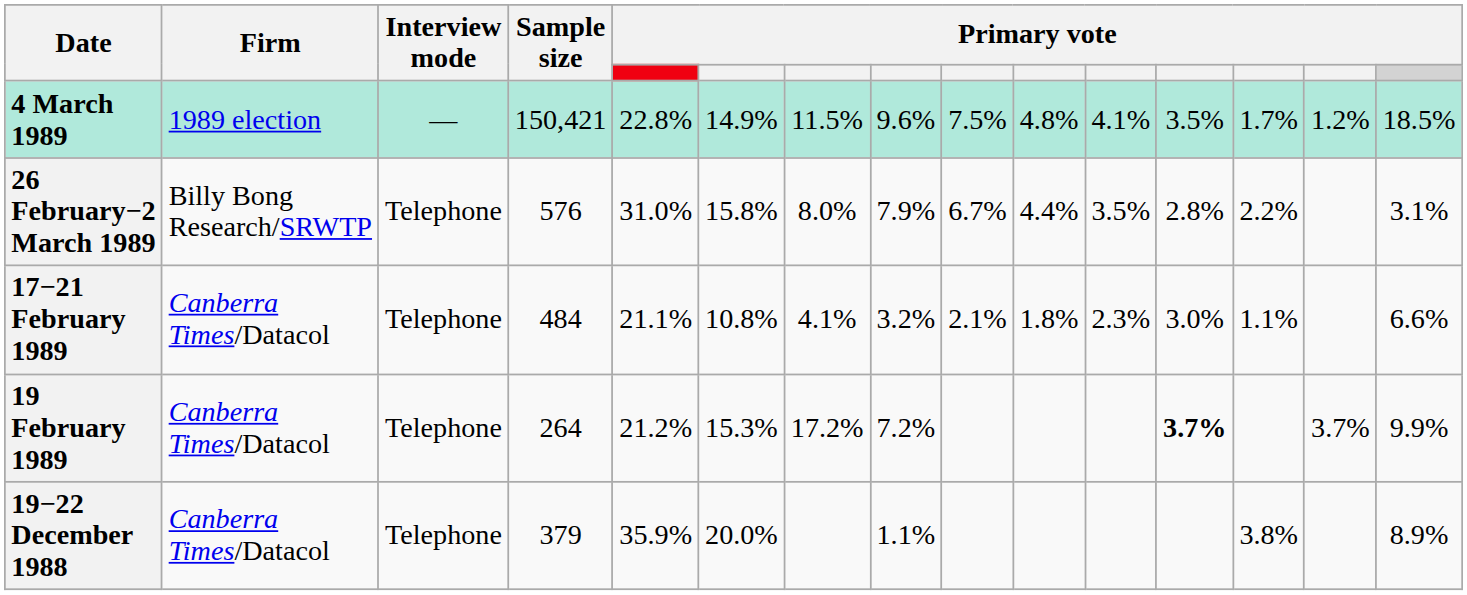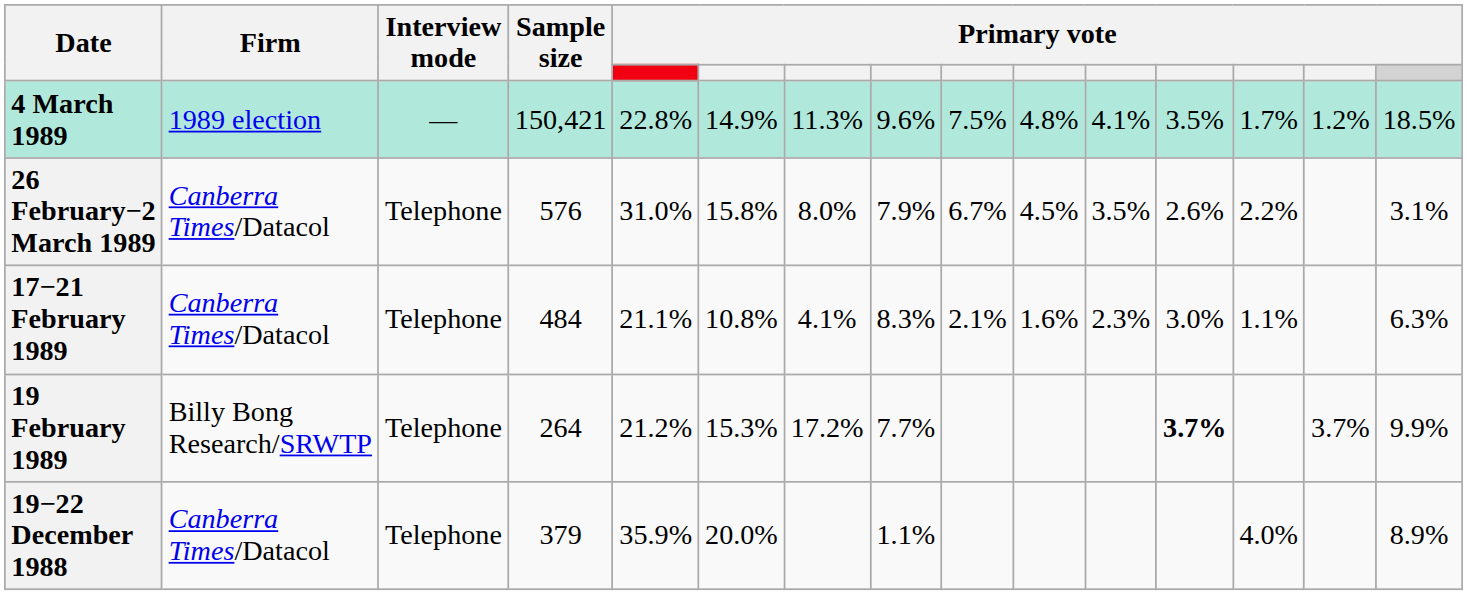(827, 119) 11.5% -> (827, 119) 11.3%
(270, 211) Billy Bong Research/SRWTP -> (249, 211) Canberra Times/Datacol
(1049, 211) 4.4% -> (1049, 211) 4.5%
(1195, 211) 2.8% -> (1195, 211) 2.6%
(906, 319) 3.2% -> (906, 319) 8.3%
(1049, 319) 1.8% -> (1049, 319) 1.6%
(1419, 319) 6.6% -> (1419, 319) 6.3%
(249, 427) Canberra Times/Datacol -> (270, 427) Billy Bong Research/SRWTP
(906, 427) 7.2% -> (906, 427) 7.7%
(1269, 535) 3.8% -> (1269, 535) 4.0%
